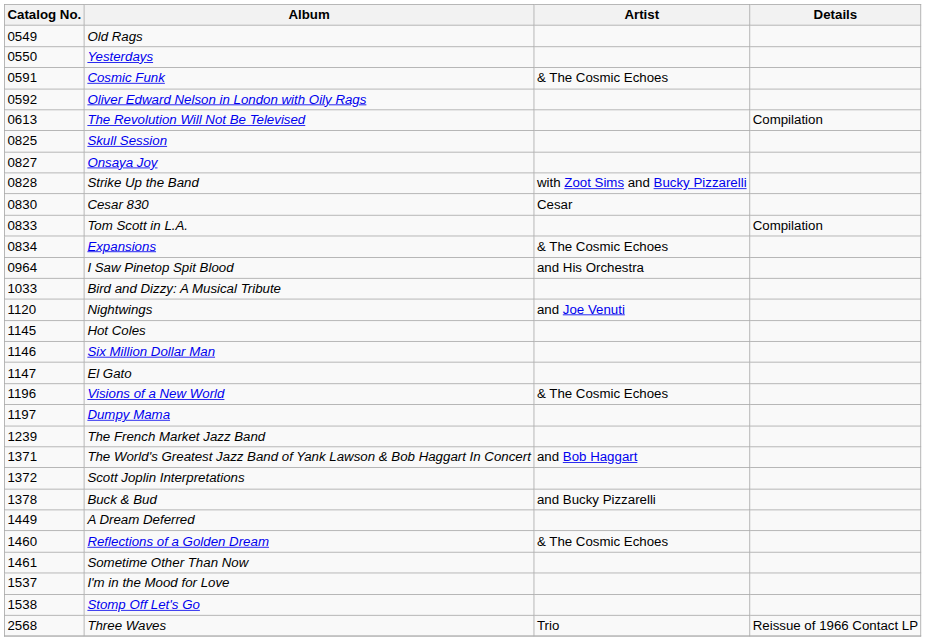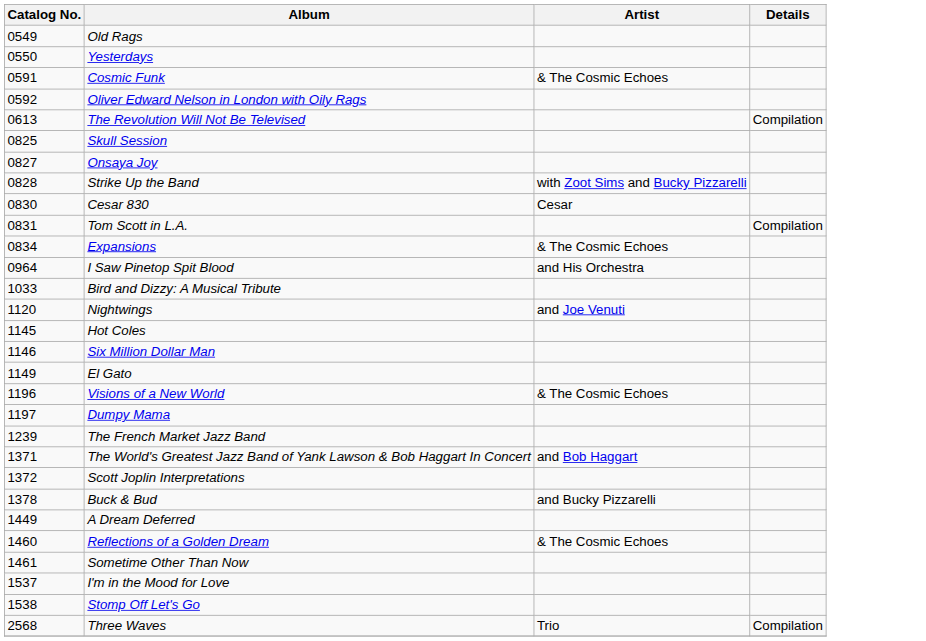(22, 225) 0833 -> (22, 225) 0831
(22, 373) 1147 -> (22, 373) 1149
(835, 625) Reissue of 1966 Contact LP -> (788, 625) Compilation
